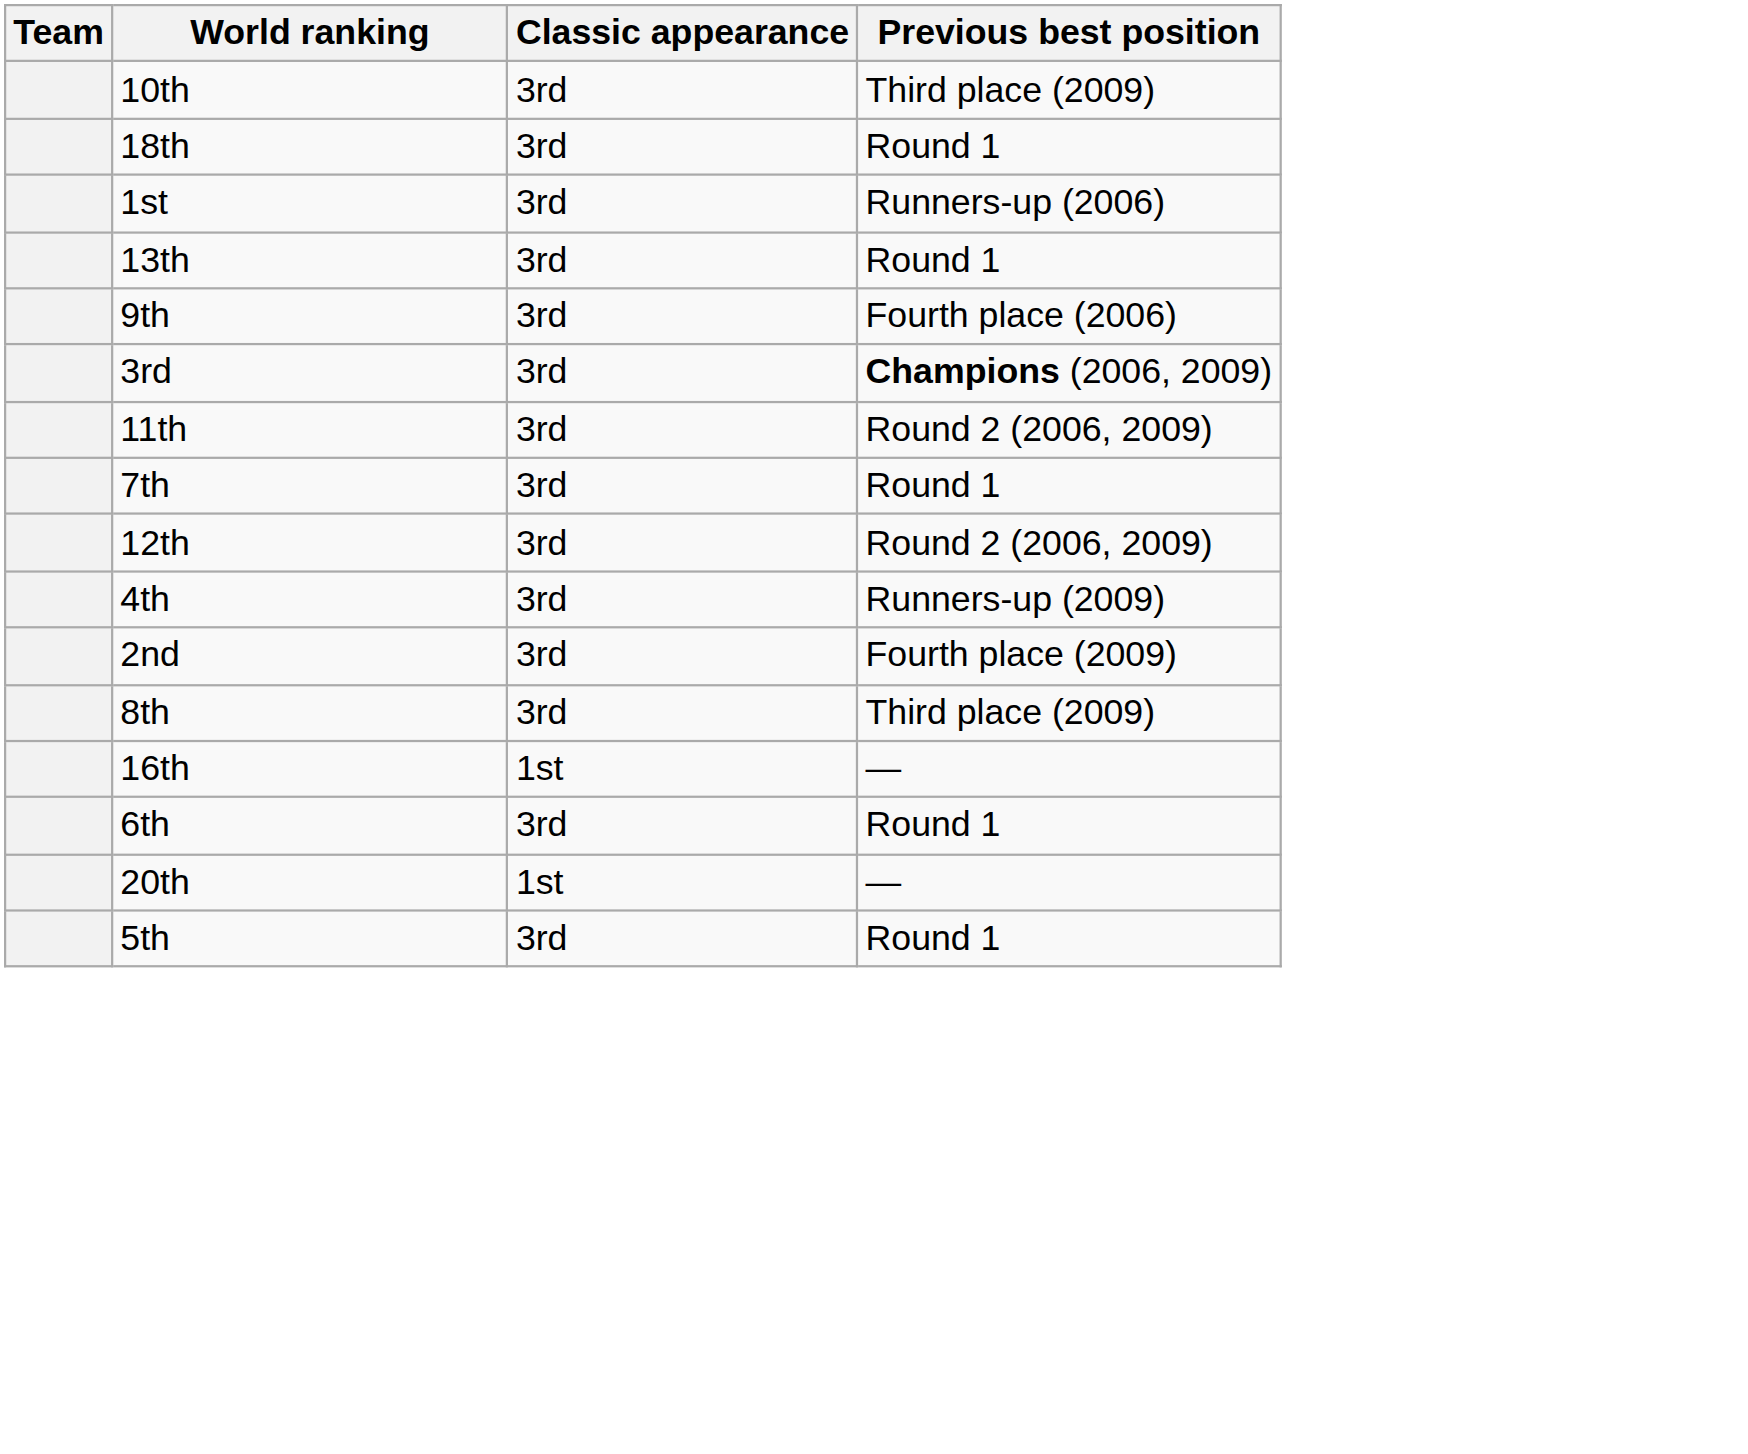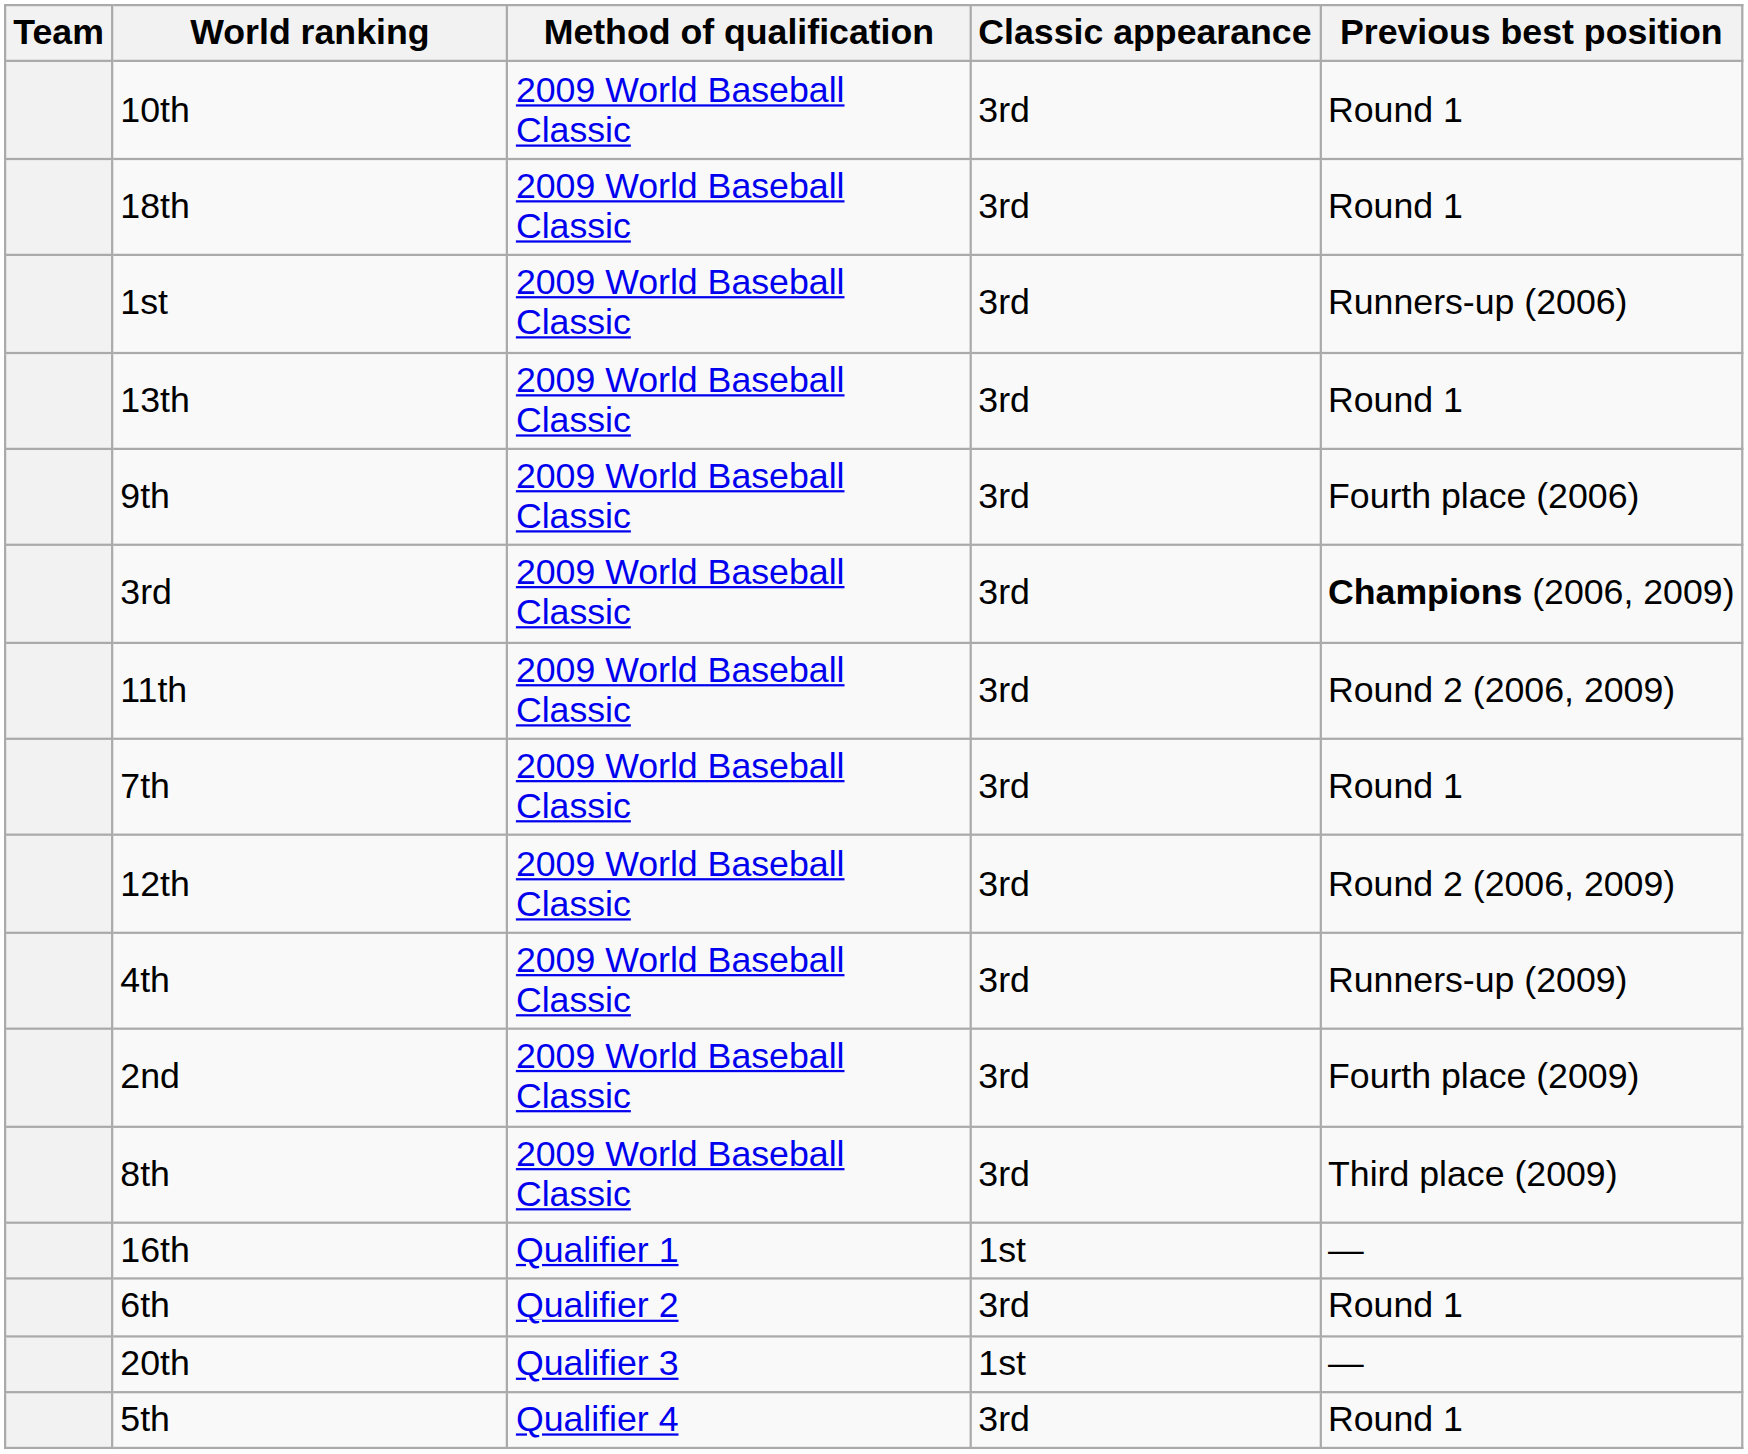+ column: (739, 32)
(1010, 89) Third place (2009) -> (1395, 109) Round 1
